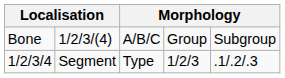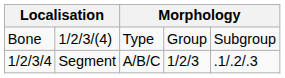(142, 38) A/B/C -> (138, 38) Type
(138, 61) Type -> (142, 61) A/B/C
